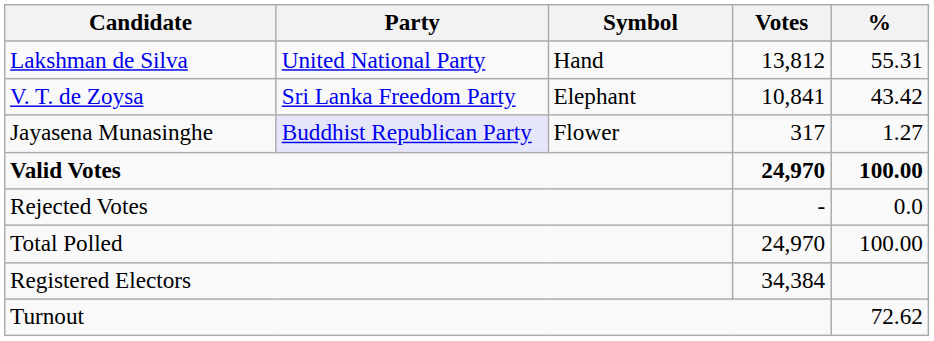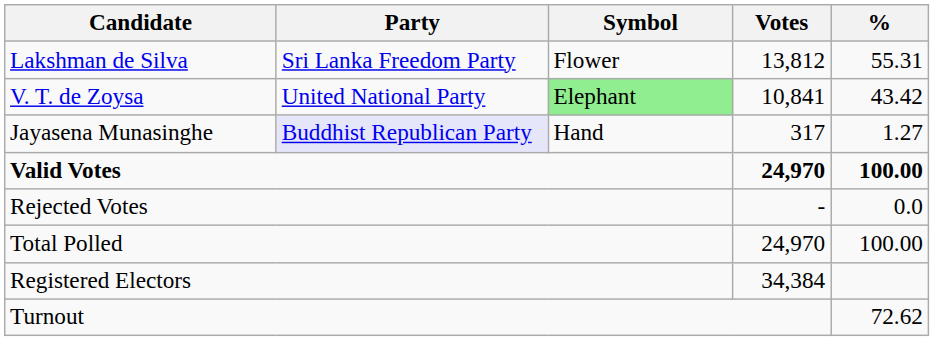(384, 59) United National Party -> (399, 59) Sri Lanka Freedom Party
(579, 59) Hand -> (586, 59) Flower
(399, 96) Sri Lanka Freedom Party -> (384, 96) United National Party
(595, 96) no background -> (595, 96) lightgreen background
(586, 133) Flower -> (579, 133) Hand
